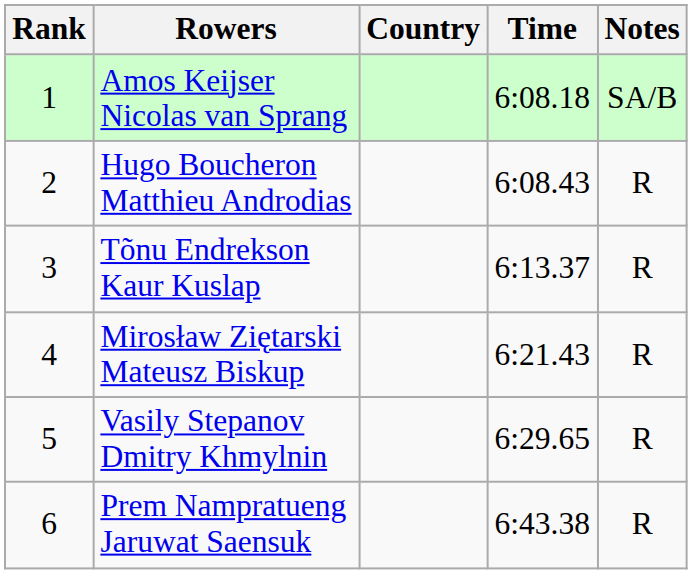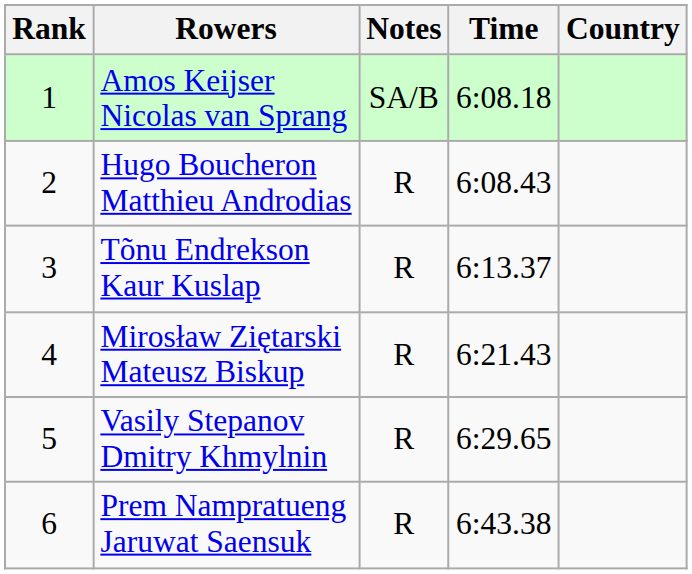columns swapped: (423, 29) <-> (642, 29)
